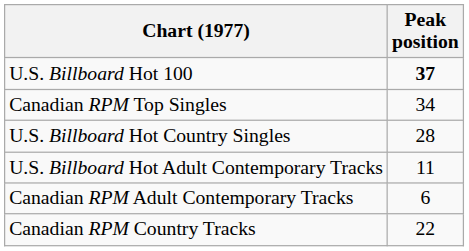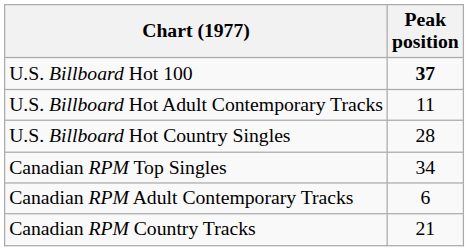rows swapped: (196, 167) <-> (118, 104)
(425, 229) 22 -> (425, 229) 21
